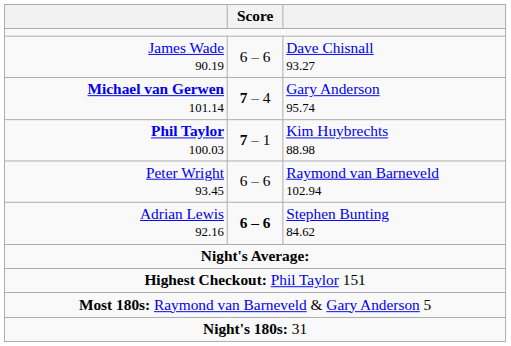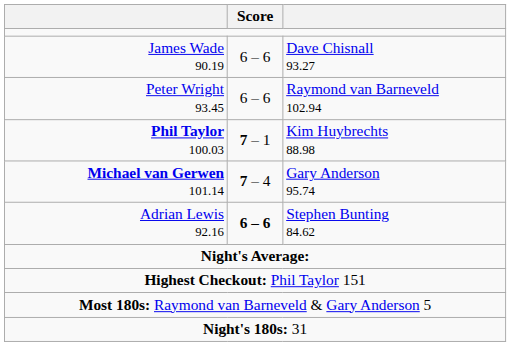rows swapped: (185, 181) <-> (156, 98)
